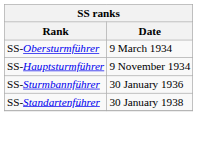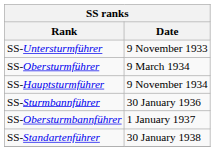+ row: (55, 48)
+ row: (64, 119)
